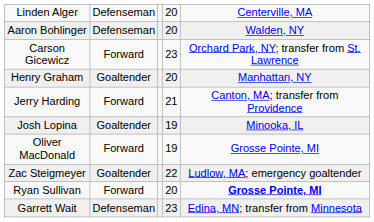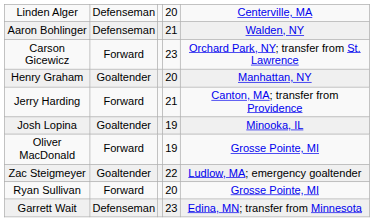(171, 30) 20 -> (171, 30) 21
(275, 190) bold -> (275, 190) normal
